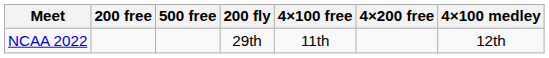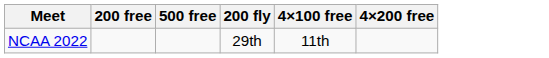- column: (491, 16)
